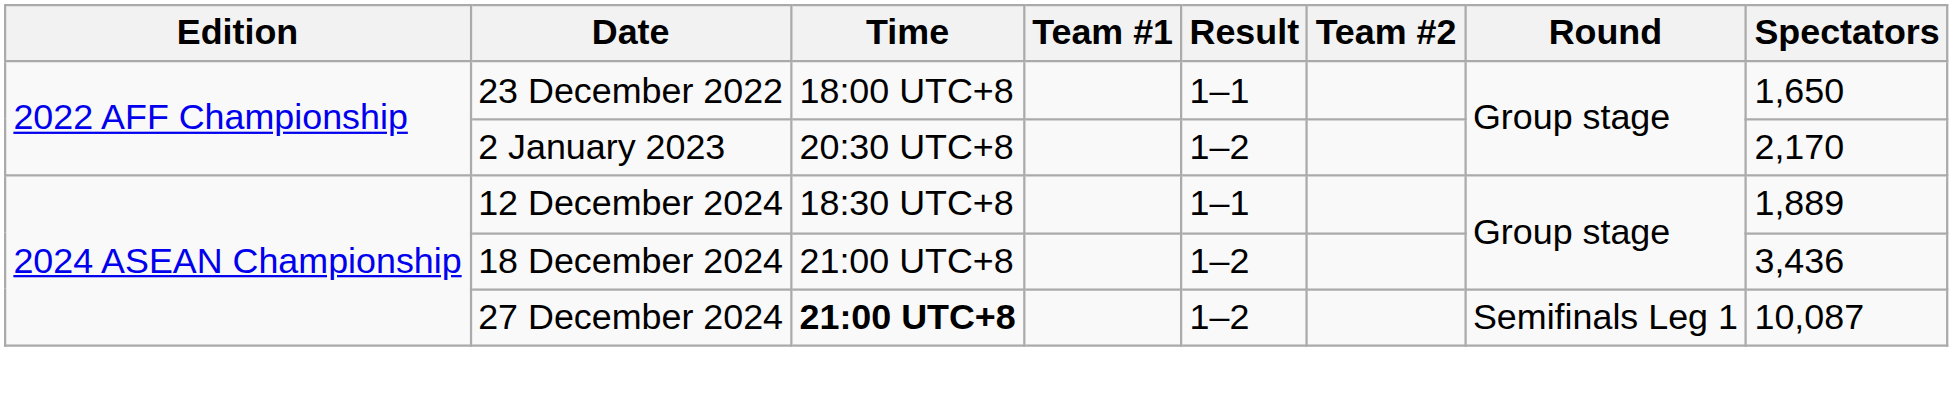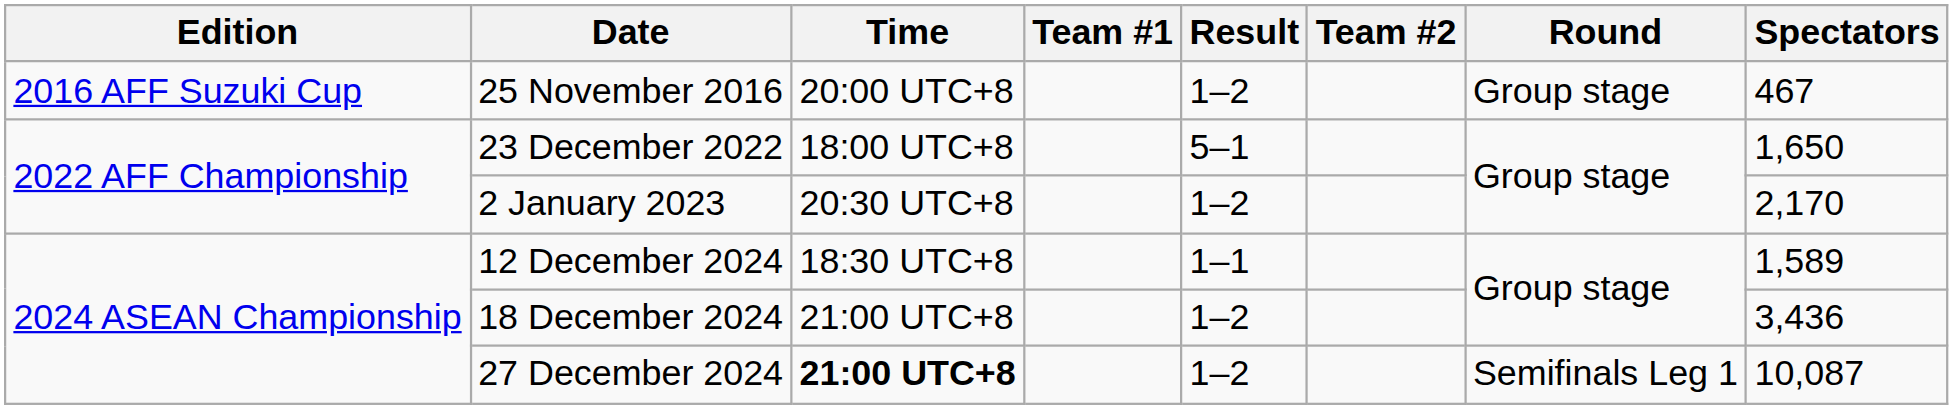+ row: (631, 89)
(1219, 89) 1–1 -> (1219, 146) 5–1
(1799, 203) 1,889 -> (1799, 260) 1,589
